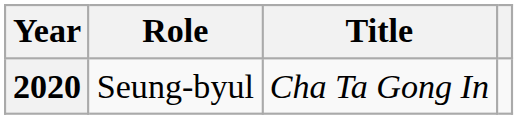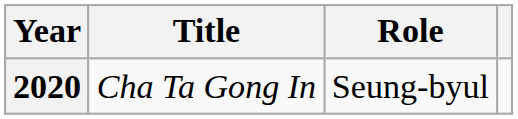columns swapped: (379, 31) <-> (175, 31)
